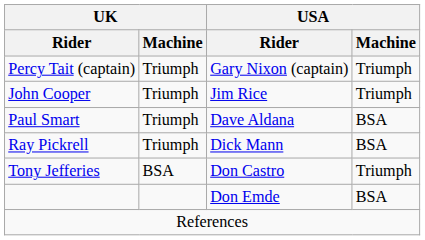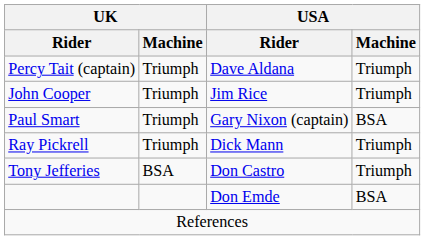(279, 68) Gary Nixon (captain) -> (252, 68) Dave Aldana
(252, 119) Dave Aldana -> (279, 119) Gary Nixon (captain)
(372, 145) BSA -> (384, 145) Triumph
